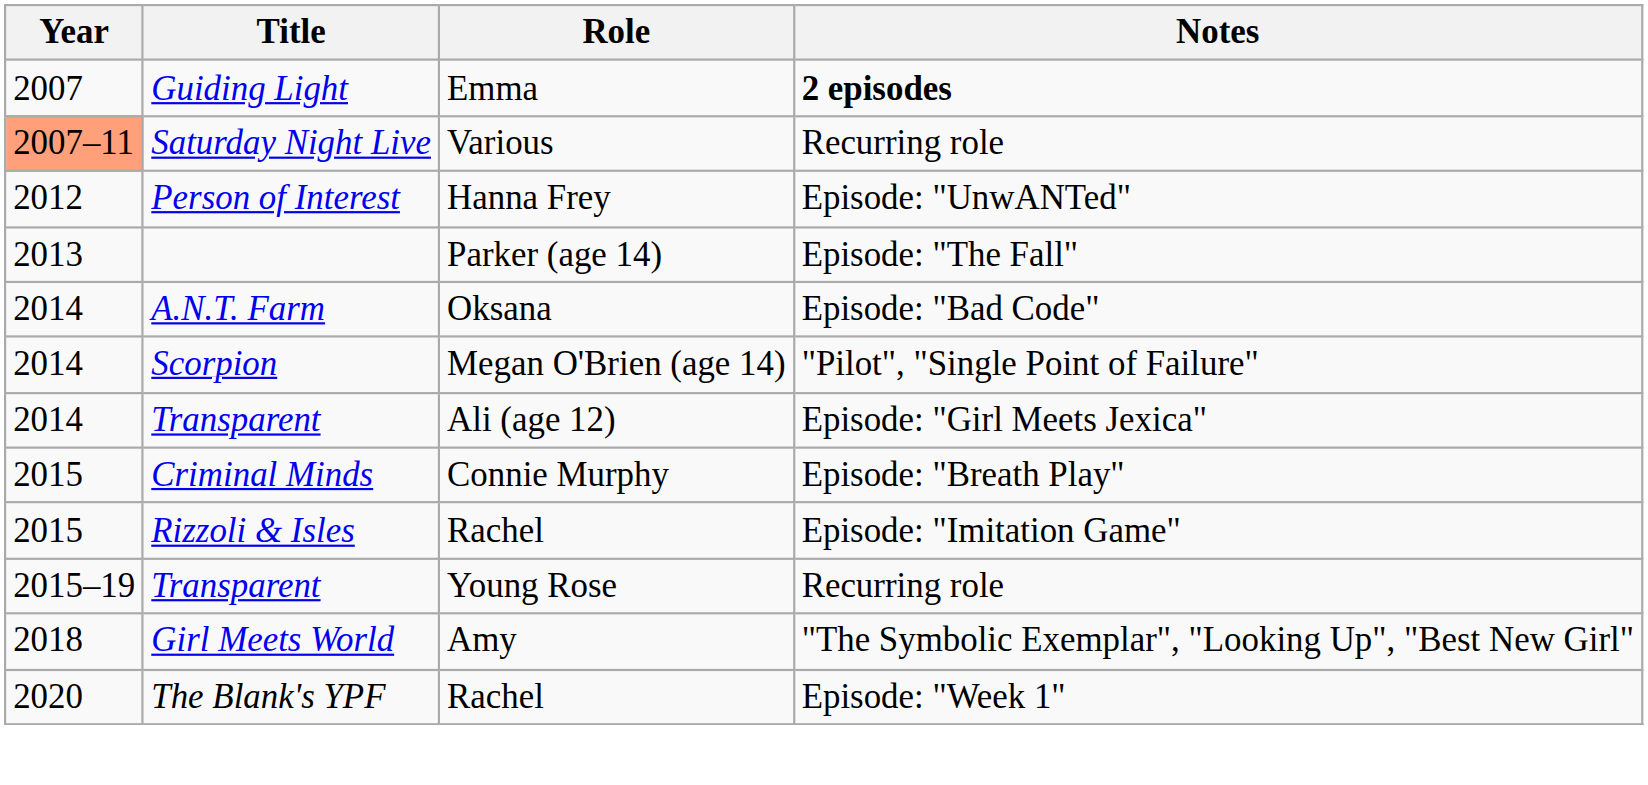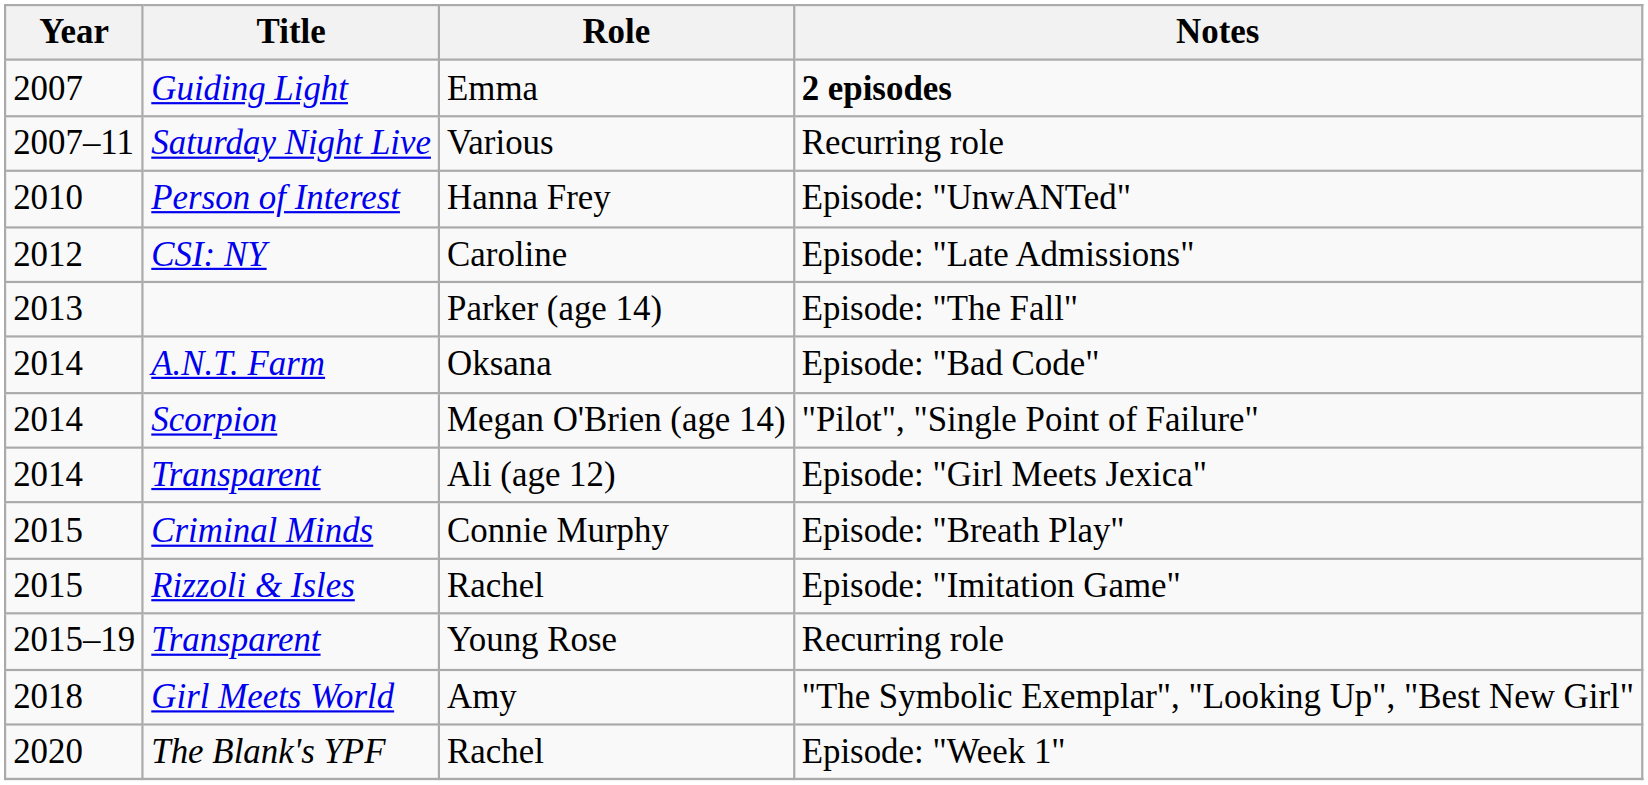(74, 142) lightsalmon background -> (74, 142) no background
(48, 198) 2012 -> (48, 198) 2010
+ row: (209, 253)
